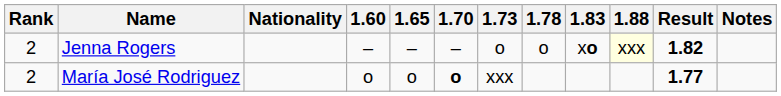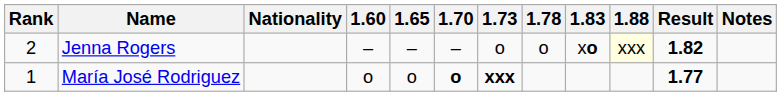(31, 76) 2 -> (31, 76) 1
(500, 76) normal -> (500, 76) bold
